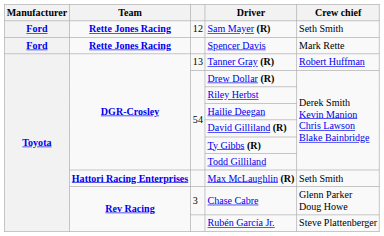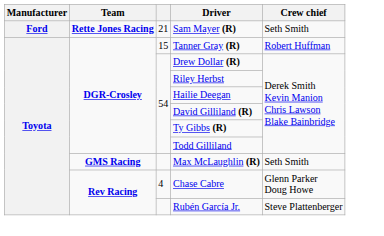(198, 29) 12 -> (163, 29) 21
- row: (237, 46)
(198, 62) 13 -> (163, 46) 15
(130, 178) Hattori Racing Enterprises -> (113, 161) GMS Racing
(195, 200) 3 -> (161, 184) 4
